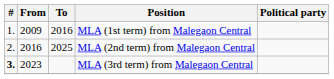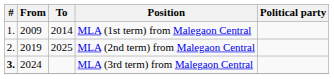(62, 30) 2016 -> (62, 30) 2014
(31, 47) 2016 -> (31, 47) 2019
(31, 64) 2023 -> (31, 64) 2024
